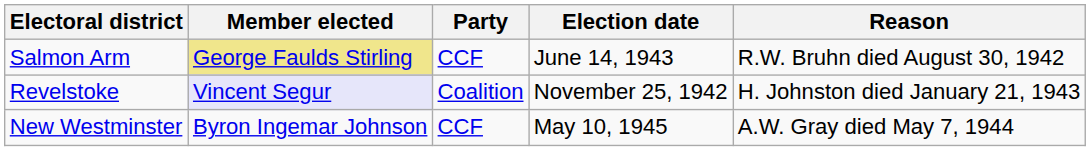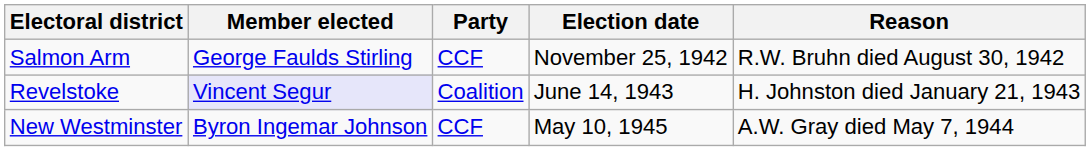(303, 57) khaki background -> (303, 57) no background
(604, 57) June 14, 1943 -> (631, 57) November 25, 1942
(631, 92) November 25, 1942 -> (604, 92) June 14, 1943
